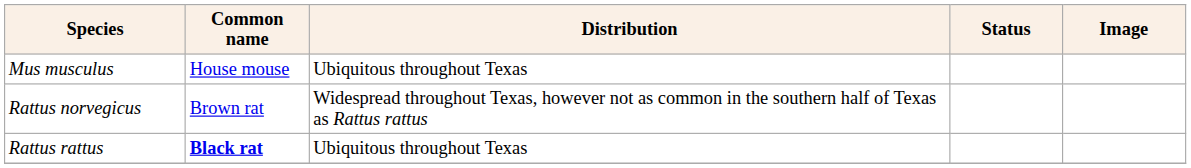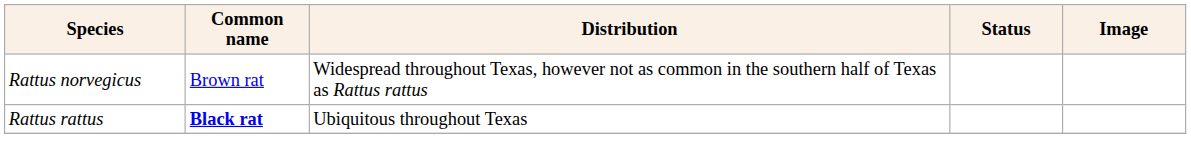- row: (61, 68)
